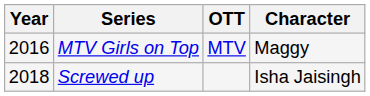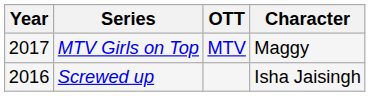(29, 47) 2016 -> (29, 47) 2017
(29, 76) 2018 -> (29, 76) 2016
